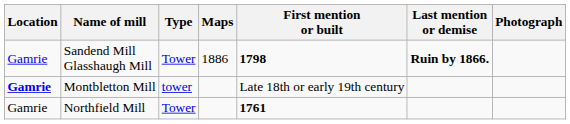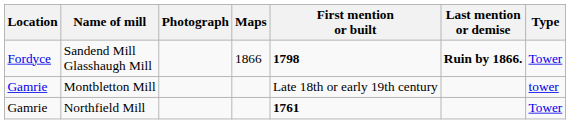columns swapped: (179, 22) <-> (529, 22)
(27, 58) Gamrie -> (29, 58) Fordyce
(215, 58) 1886 -> (248, 58) 1866
(29, 87) bold -> (27, 87) normal
